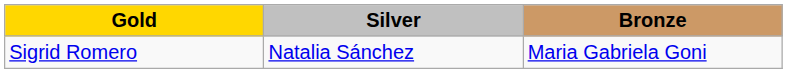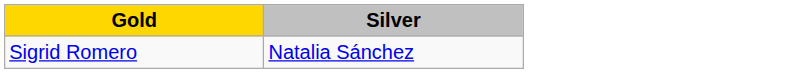- column: (653, 20)
